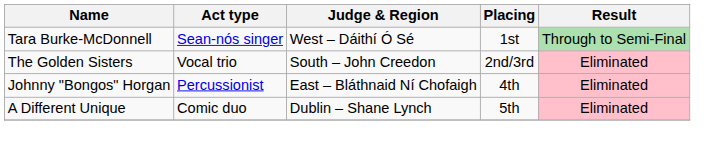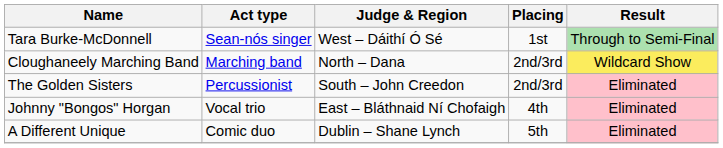+ row: (103, 62)
(207, 62) Vocal trio -> (249, 85) Percussionist
(220, 85) Percussionist -> (235, 108) Vocal trio
